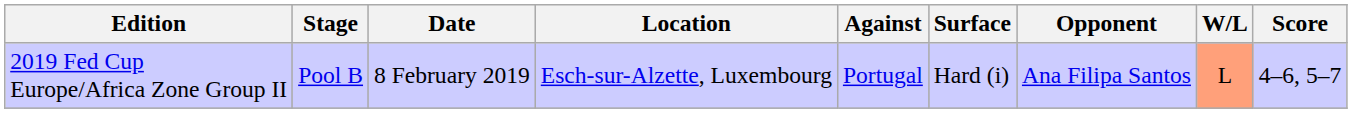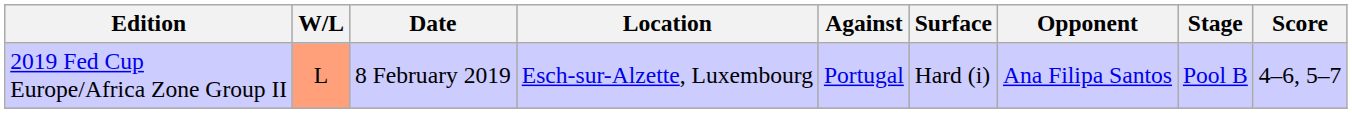columns swapped: (331, 23) <-> (1225, 23)
